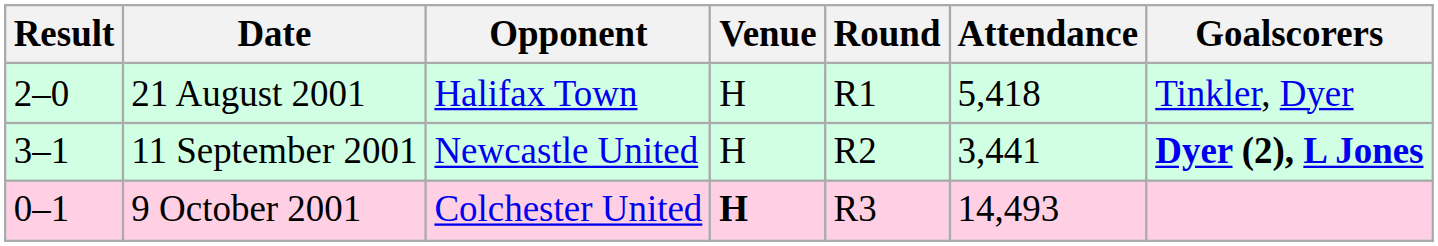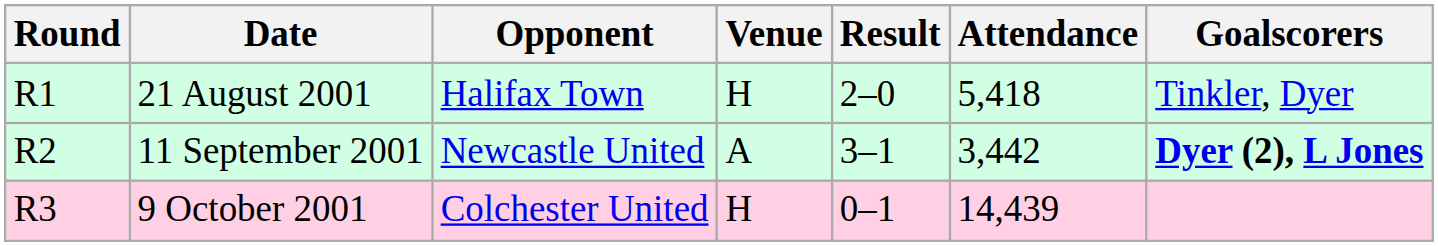columns swapped: (887, 33) <-> (64, 33)
(733, 151) H -> (739, 151) A
(999, 151) 3,441 -> (999, 151) 3,442
(734, 209) bold -> (739, 209) normal
(1008, 209) 14,493 -> (1008, 209) 14,439
